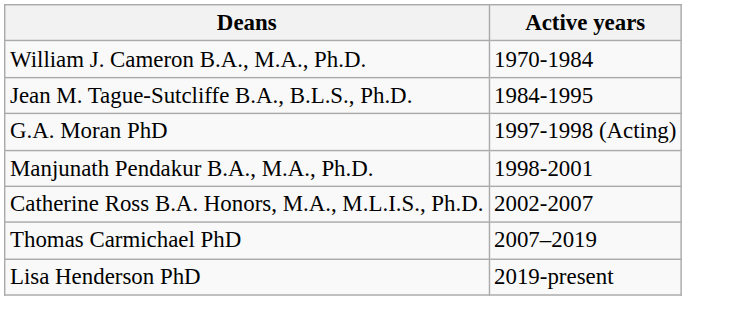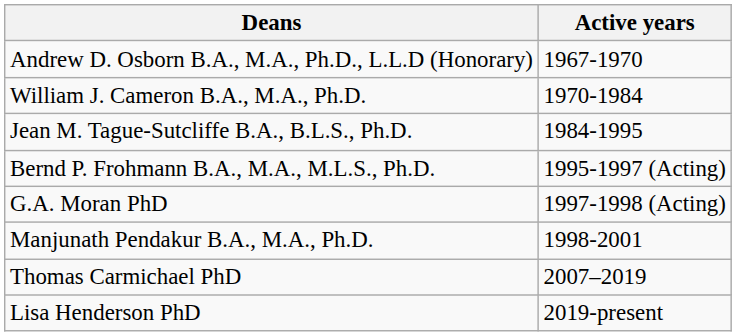+ row: (271, 58)
+ row: (223, 167)
- row: (247, 204)
